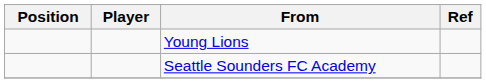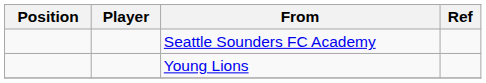rows swapped: (270, 66) <-> (206, 42)
